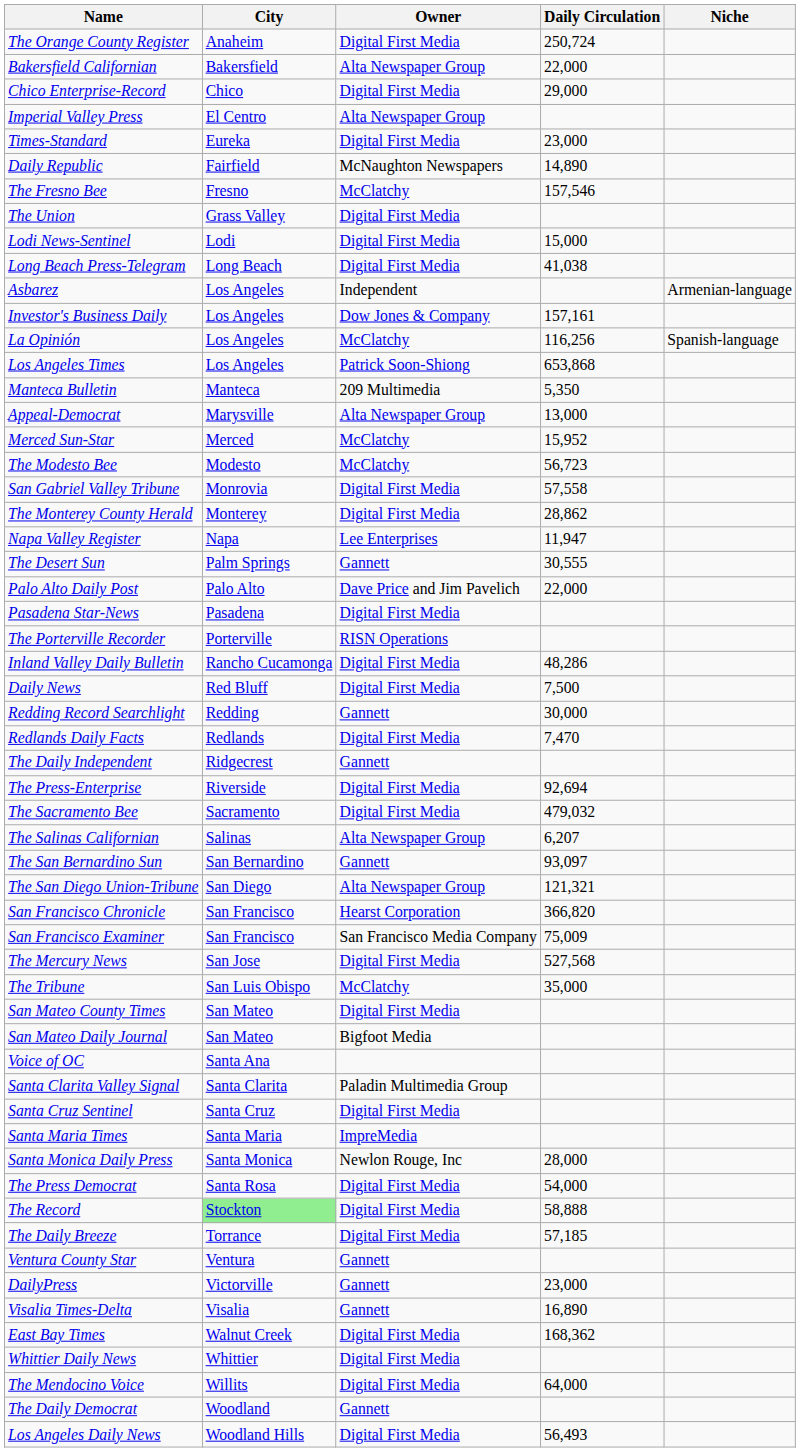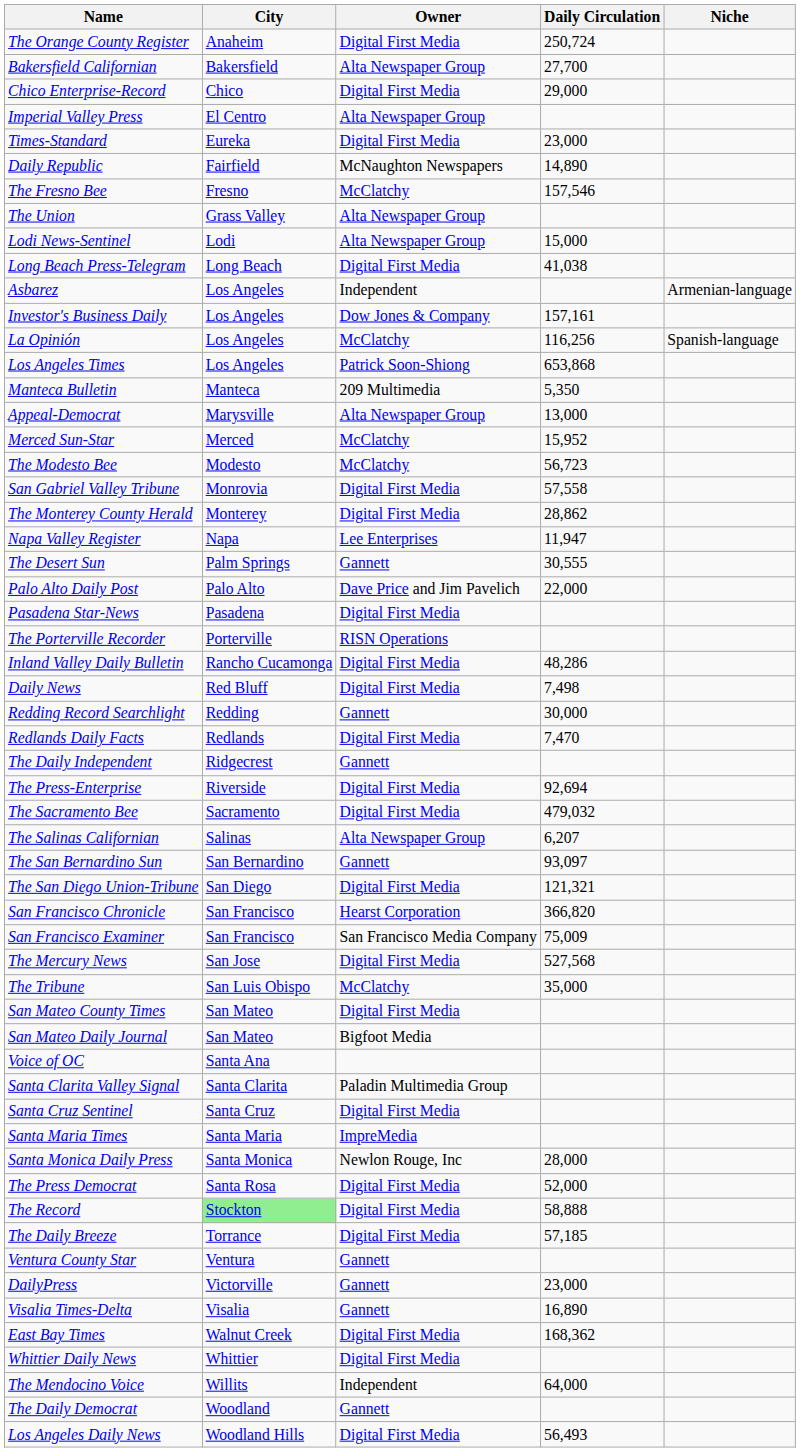(566, 66) 22,000 -> (566, 66) 27,700
(400, 215) Digital First Media -> (412, 215) Alta Newspaper Group
(400, 240) Digital First Media -> (412, 240) Alta Newspaper Group
(562, 688) 7,500 -> (562, 688) 7,498
(412, 887) Alta Newspaper Group -> (400, 887) Digital First Media
(566, 1185) 54,000 -> (566, 1185) 52,000
(400, 1384) Digital First Media -> (378, 1384) Independent
